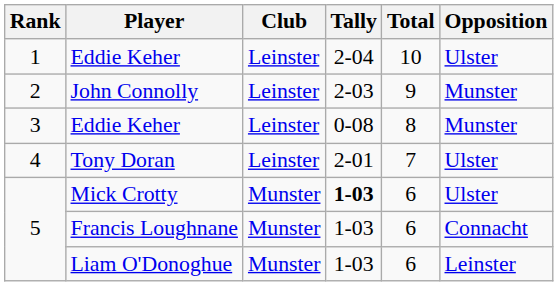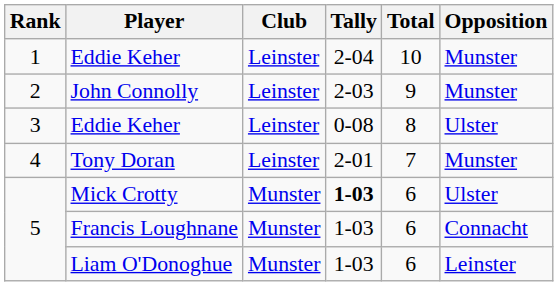(471, 56) Ulster -> (481, 56) Munster
(481, 125) Munster -> (471, 125) Ulster
(471, 159) Ulster -> (481, 159) Munster
